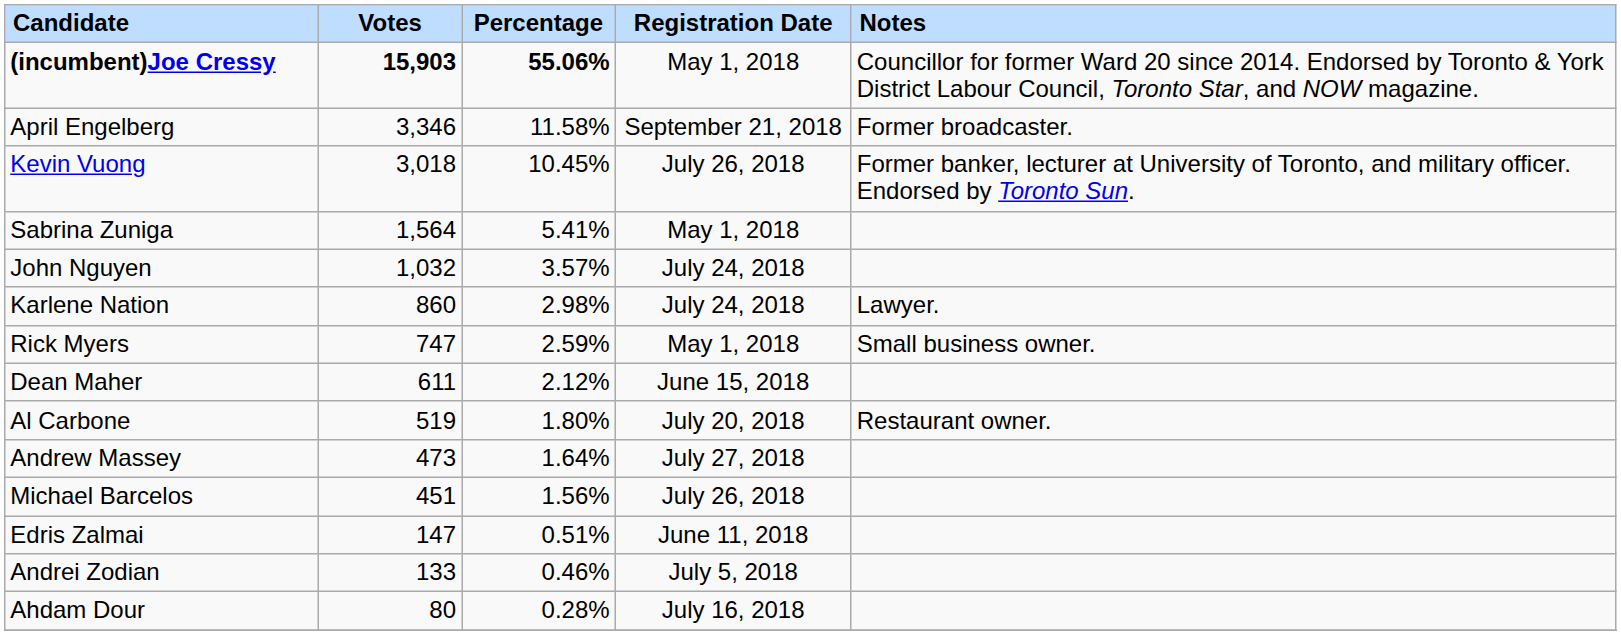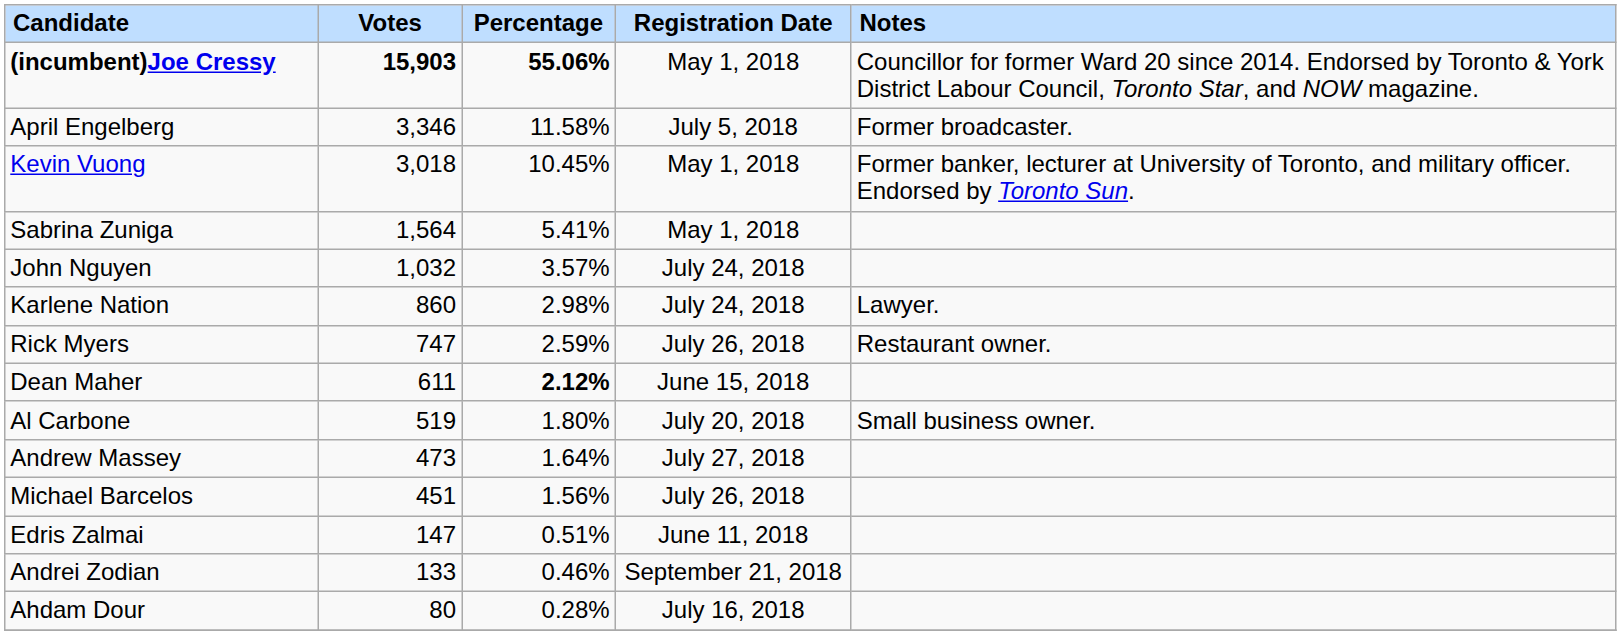(733, 126) September 21, 2018 -> (733, 126) July 5, 2018
(733, 164) July 26, 2018 -> (733, 164) May 1, 2018
(733, 343) May 1, 2018 -> (733, 343) July 26, 2018
(976, 343) Small business owner. -> (954, 343) Restaurant owner.
(576, 382) normal -> (576, 382) bold
(954, 420) Restaurant owner. -> (976, 420) Small business owner.
(733, 572) July 5, 2018 -> (733, 572) September 21, 2018
